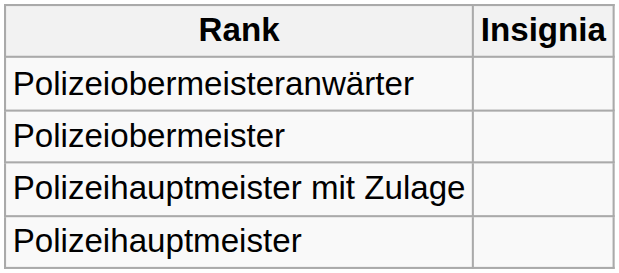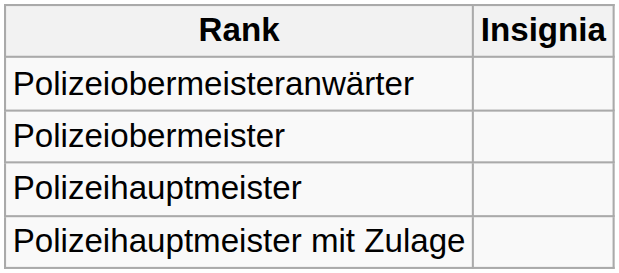rows swapped: (157, 240) <-> (239, 188)
